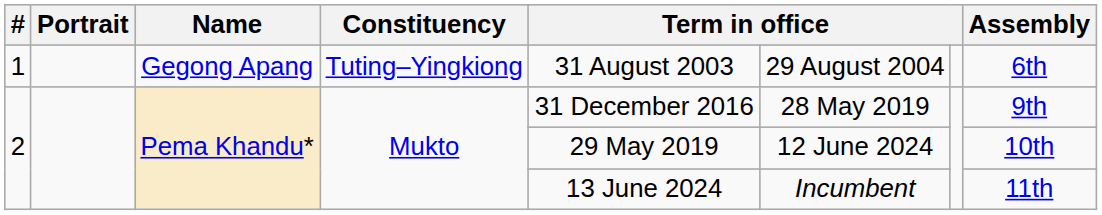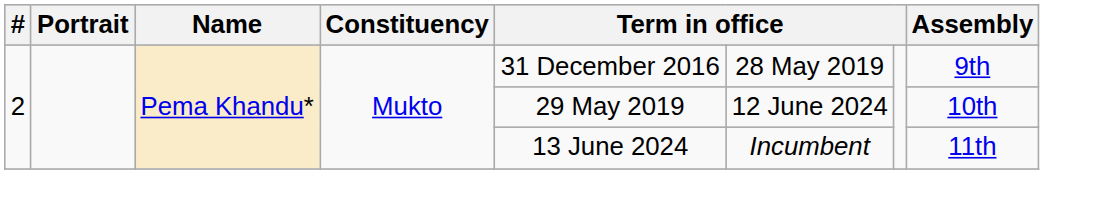- row: (18, 65)
